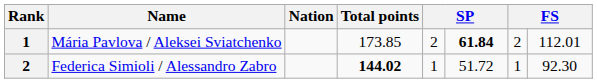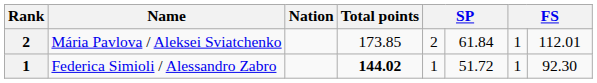(26, 41) 1 -> (26, 41) 2
(476, 41) bold -> (476, 41) normal
(517, 41) 2 -> (517, 41) 1
(26, 66) 2 -> (26, 66) 1
